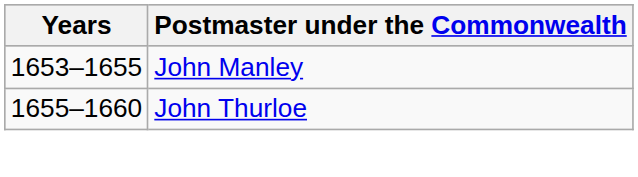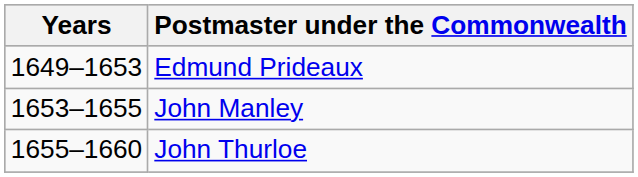+ row: (259, 66)
